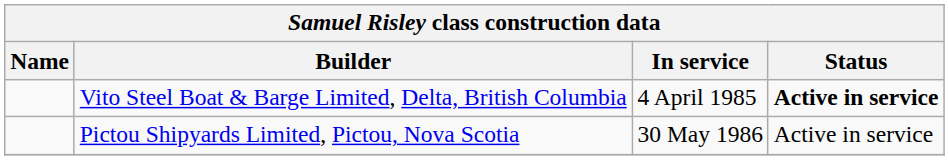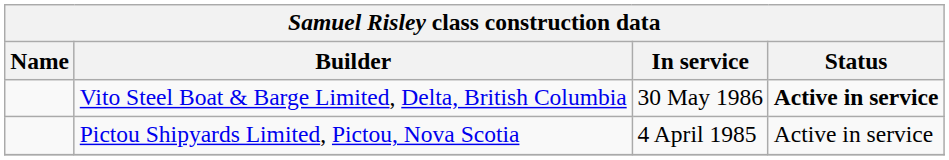(697, 97) 4 April 1985 -> (700, 97) 30 May 1986
(700, 135) 30 May 1986 -> (697, 135) 4 April 1985
